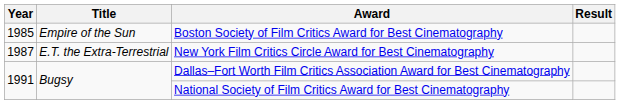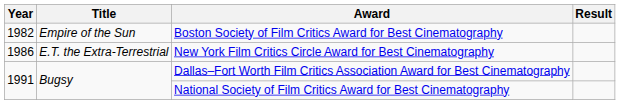(20, 33) 1985 -> (20, 33) 1982
(20, 52) 1987 -> (20, 52) 1986
